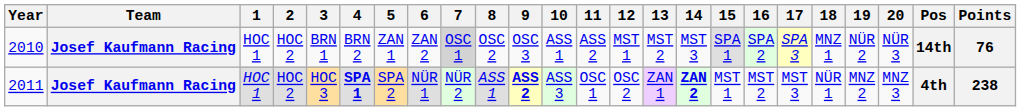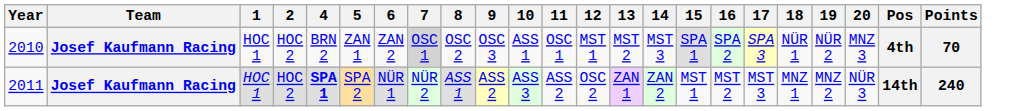- column: (324, 16)
(593, 47) ASS 2 -> (559, 47) OSC 1
(828, 47) MNZ 1 -> (795, 47) NÜR 1
(896, 47) NÜR 3 -> (862, 47) MNZ 3
(934, 47) 14th -> (900, 47) 4th
(985, 47) 76 -> (951, 47) 70
(525, 87) bold -> (492, 87) normal
(593, 87) OSC 1 -> (559, 87) ASS 2
(694, 87) bold -> (660, 87) normal
(828, 87) NÜR 1 -> (795, 87) MNZ 1
(896, 87) MNZ 3 -> (862, 87) NÜR 3
(934, 87) 4th -> (900, 87) 14th
(985, 87) 238 -> (951, 87) 240
